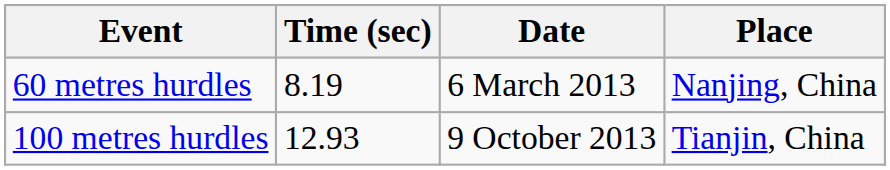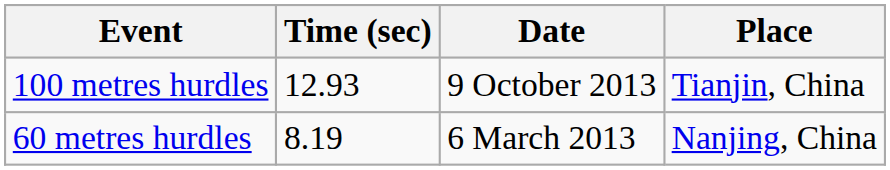rows swapped: (132, 84) <-> (141, 137)
